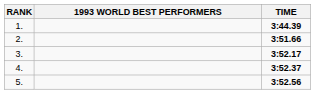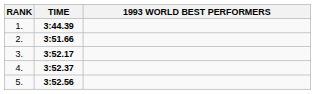columns swapped: (148, 12) <-> (286, 12)
